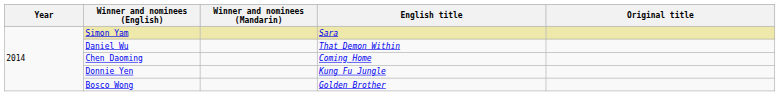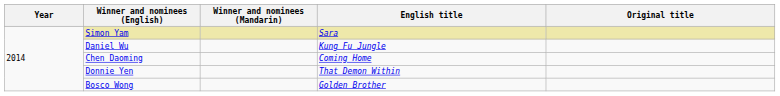(360, 46) That Demon Within -> (352, 46) Kung Fu Jungle
(352, 72) Kung Fu Jungle -> (360, 72) That Demon Within
